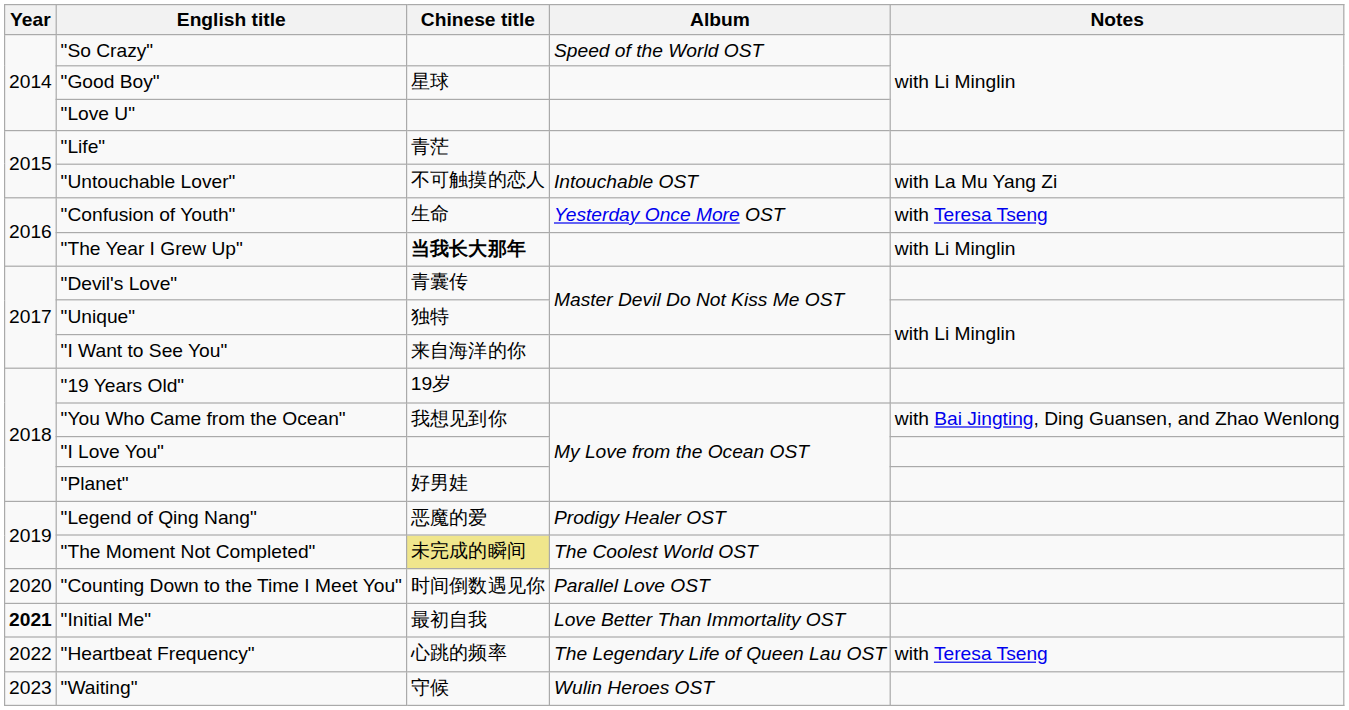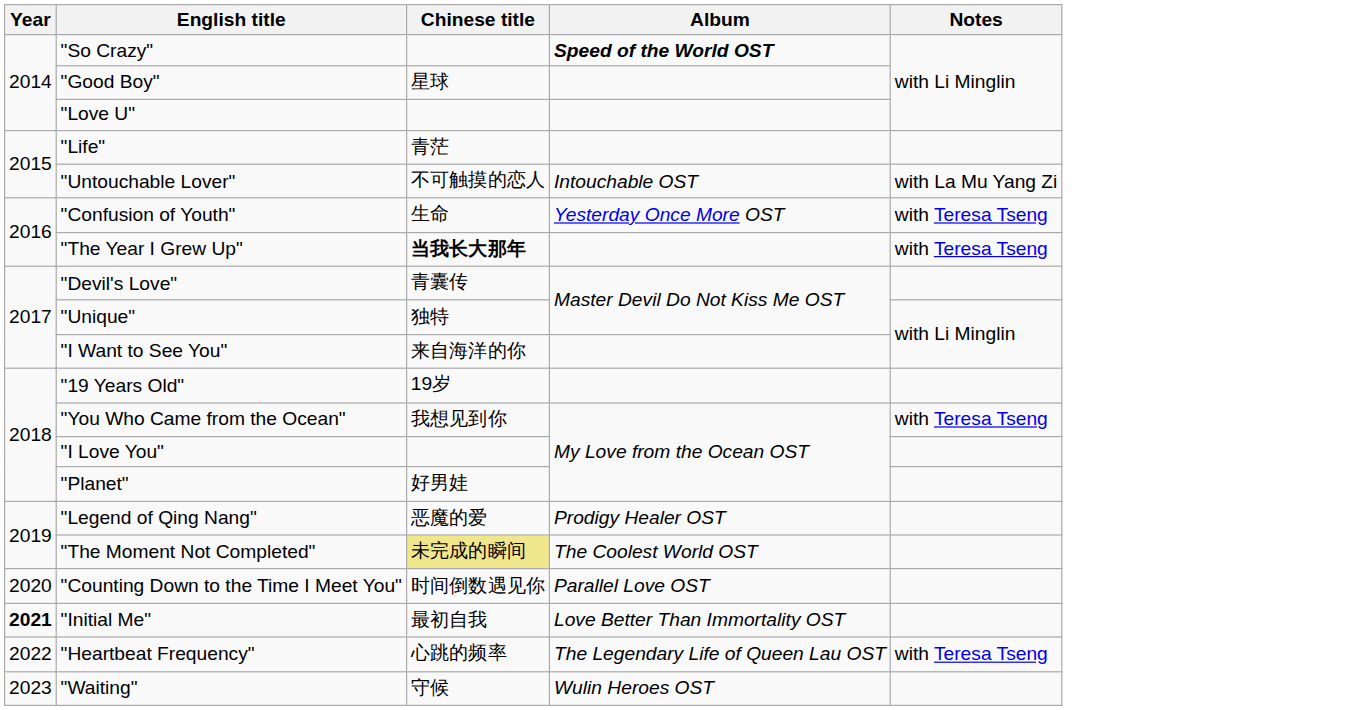(659, 50) normal -> (664, 50) bold
(955, 249) with Li Minglin -> (971, 249) with Teresa Tseng
(1117, 419) with Bai Jingting, Ding Guansen, and Zhao Wenlong -> (971, 419) with Teresa Tseng
